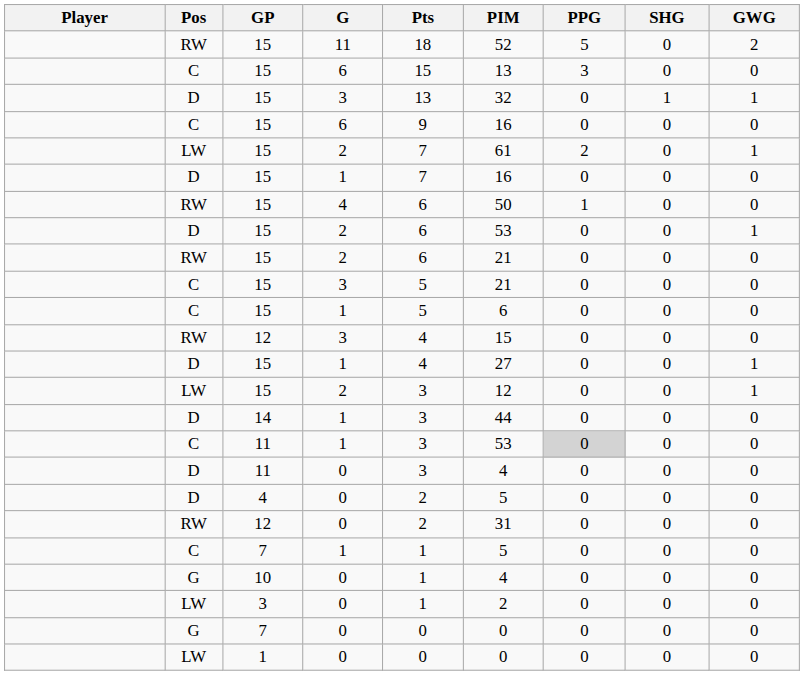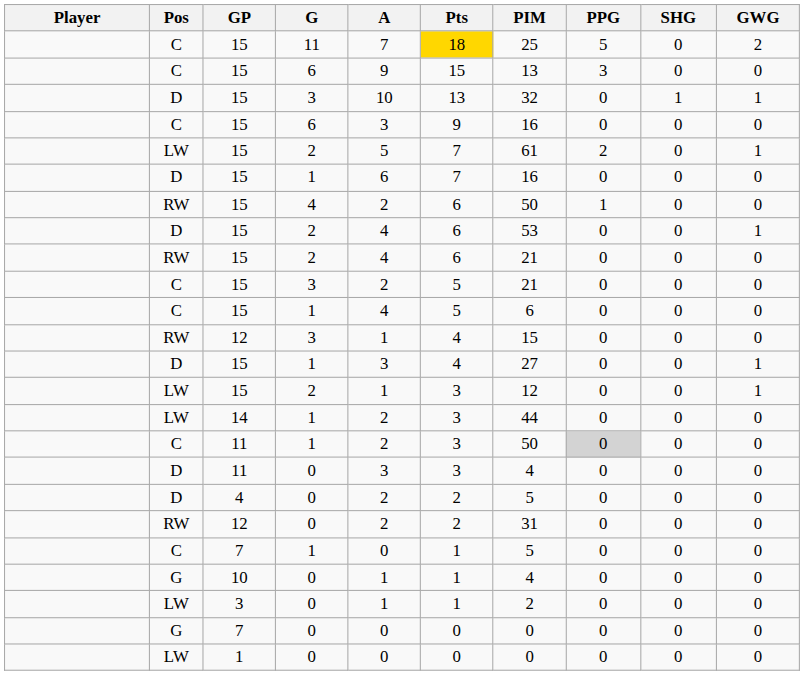+ column: (384, 17)
(194, 44) RW -> (176, 44) C
(423, 44) no background -> (457, 44) gold background
(503, 44) 52 -> (530, 44) 25
(194, 417) D -> (176, 417) LW
(503, 444) 53 -> (530, 444) 50
